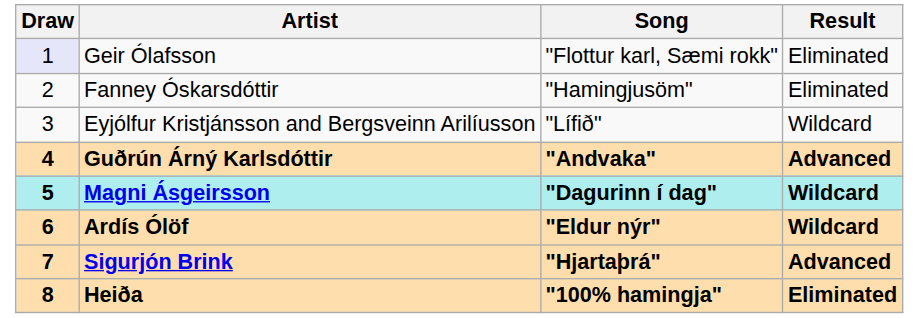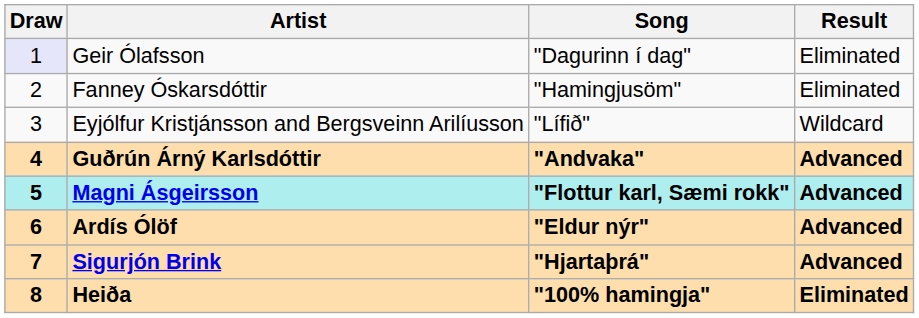(662, 55) "Flottur karl, Sæmi rokk" -> (612, 55) "Dagurinn í dag"
(631, 192) "Dagurinn í dag" -> (662, 192) "Flottur karl, Sæmi rokk"
(833, 192) Wildcard -> (851, 192) Advanced
(833, 227) Wildcard -> (851, 227) Advanced
